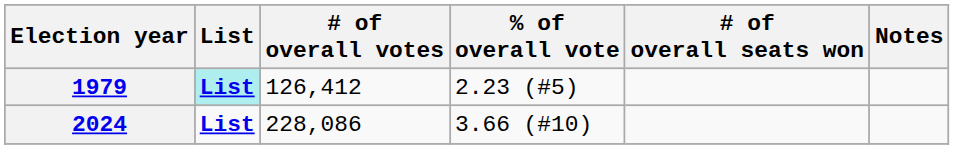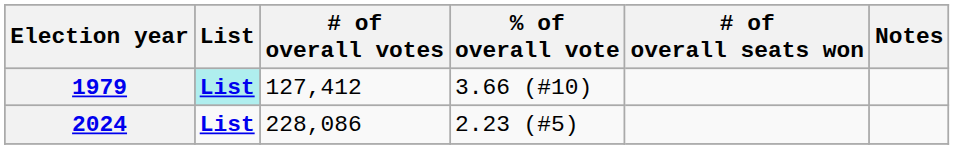(314, 87) 126,412 -> (314, 87) 127,412
(517, 87) 2.23 (#5) -> (524, 87) 3.66 (#10)
(524, 125) 3.66 (#10) -> (517, 125) 2.23 (#5)
